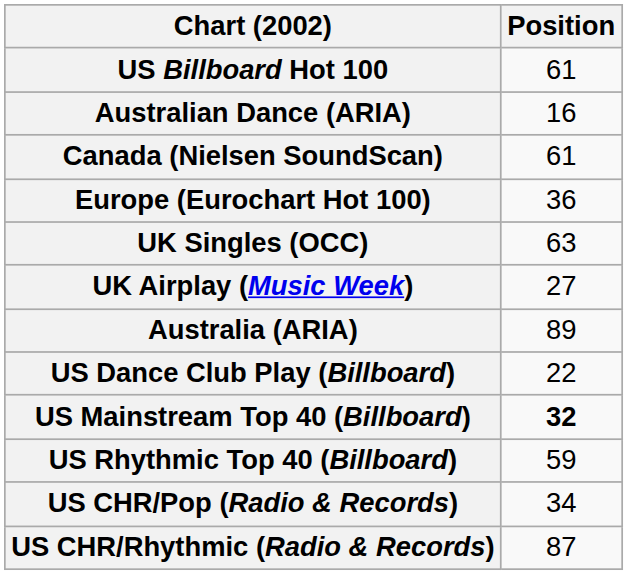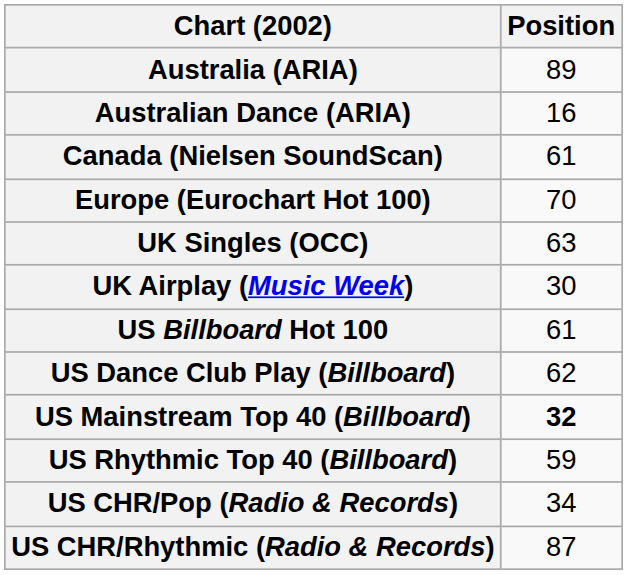rows swapped: (253, 329) <-> (253, 69)
(561, 199) 36 -> (561, 199) 70
(561, 286) 27 -> (561, 286) 30
(561, 373) 22 -> (561, 373) 62
